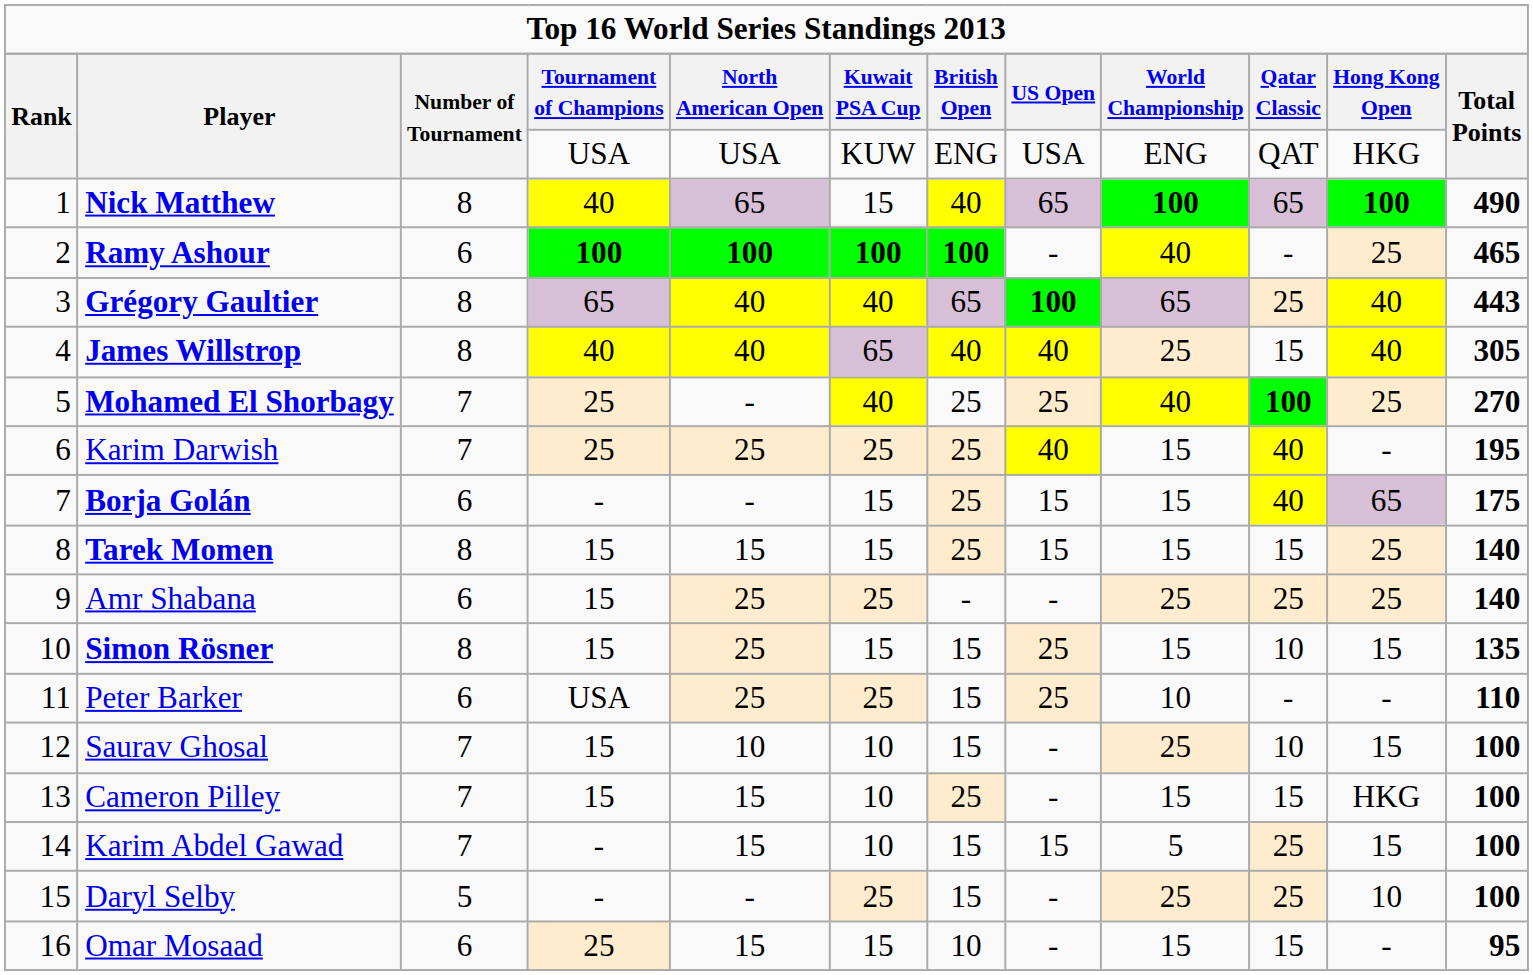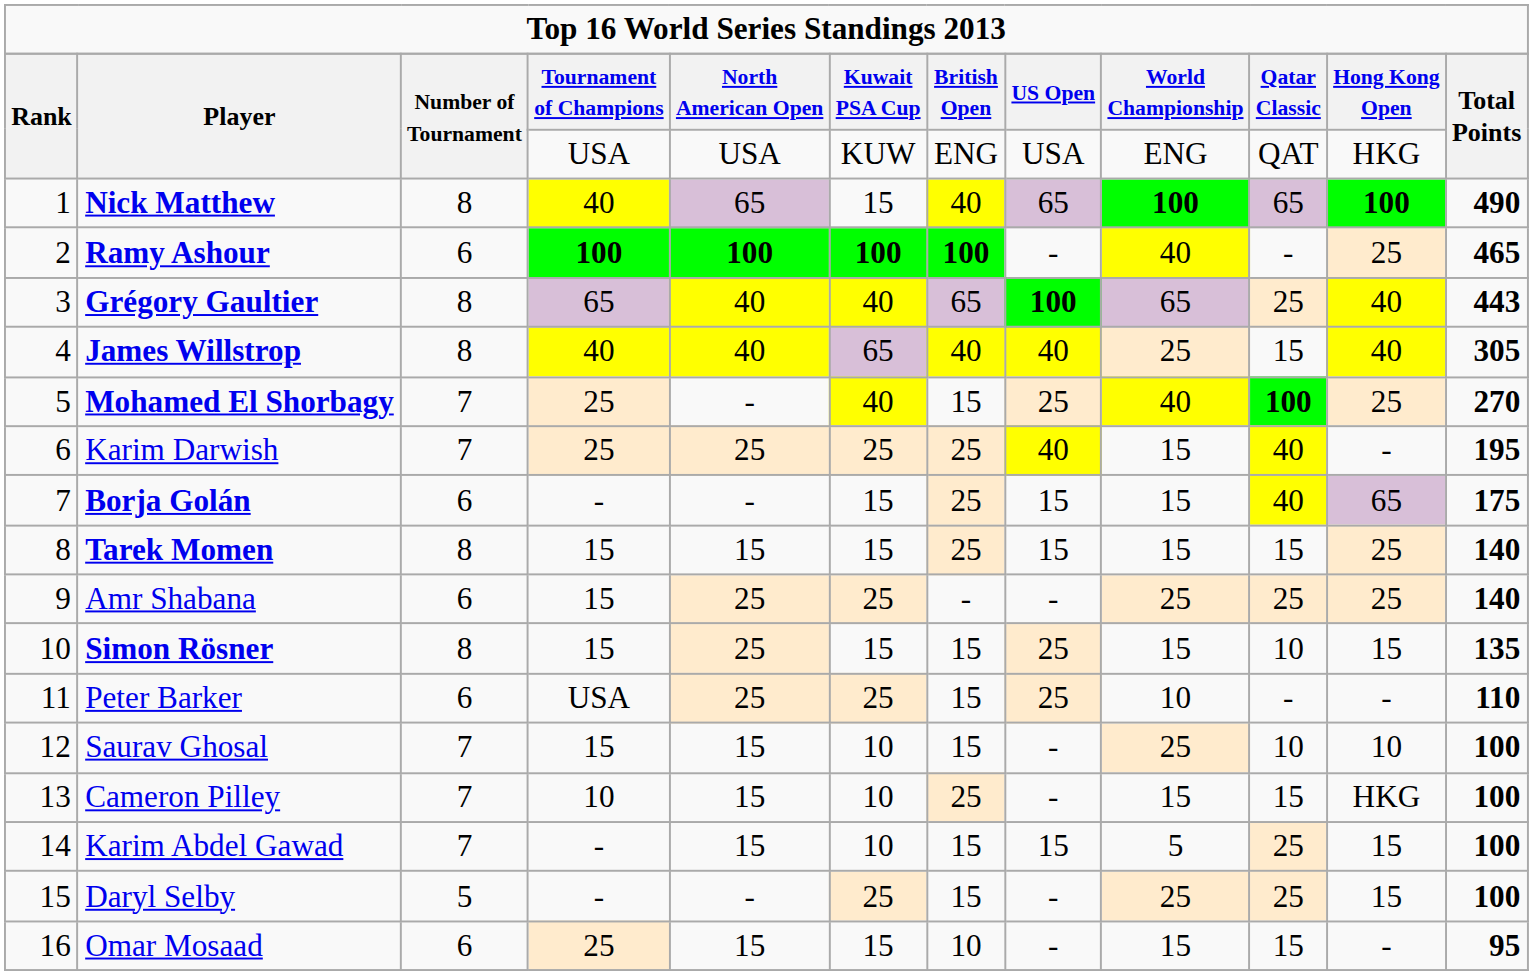(966, 400) 25 -> (966, 400) 15
(750, 747) 10 -> (750, 747) 15
(1386, 747) 15 -> (1386, 747) 10
(599, 796) 15 -> (599, 796) 10
(1386, 895) 10 -> (1386, 895) 15
